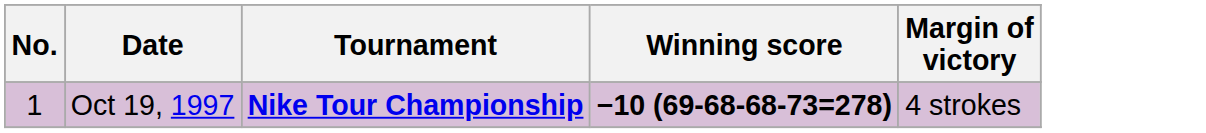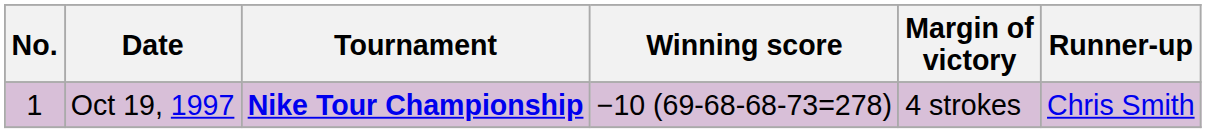+ column: (1121, 44)
(744, 105) bold -> (744, 105) normal
